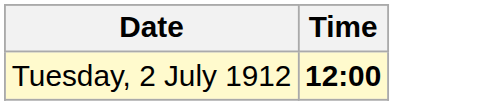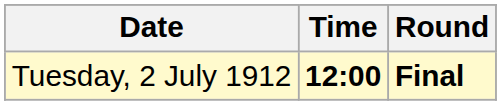+ column: (442, 28)
